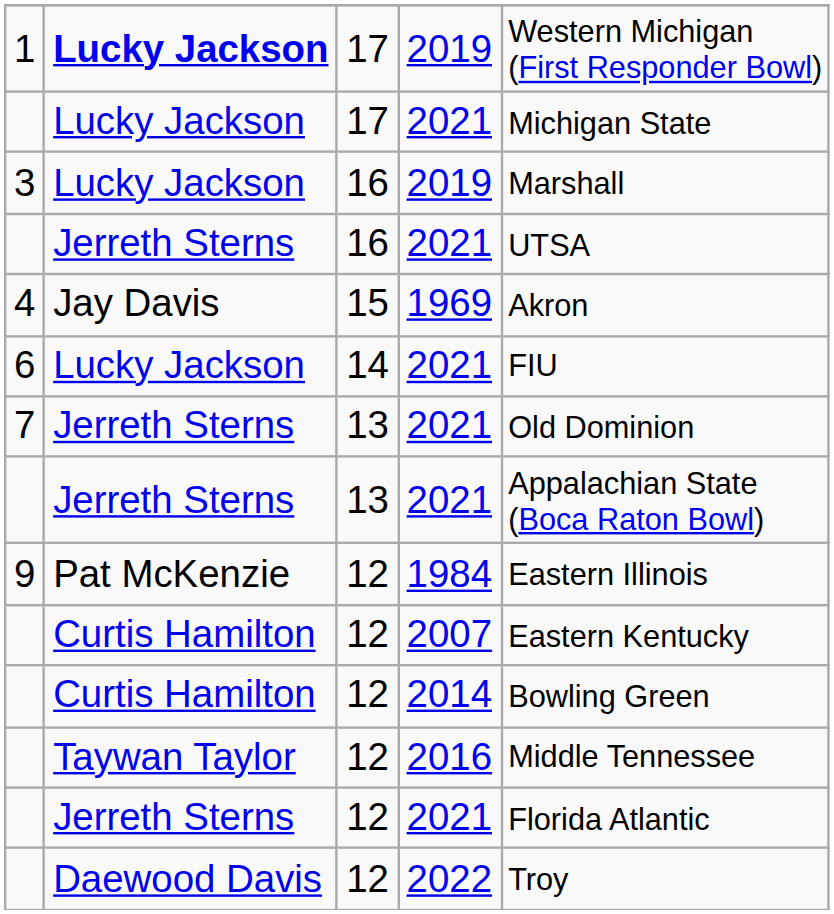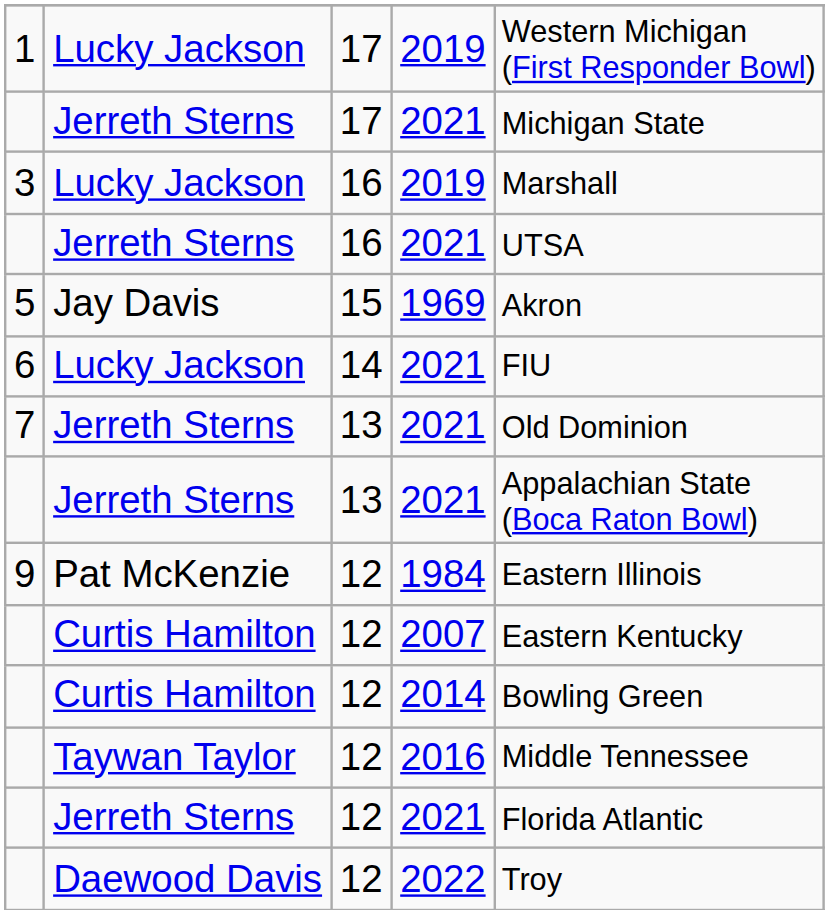(191, 47) bold -> (179, 47) normal
(179, 121) Lucky Jackson -> (174, 121) Jerreth Sterns
(25, 304) 4 -> (25, 304) 5
